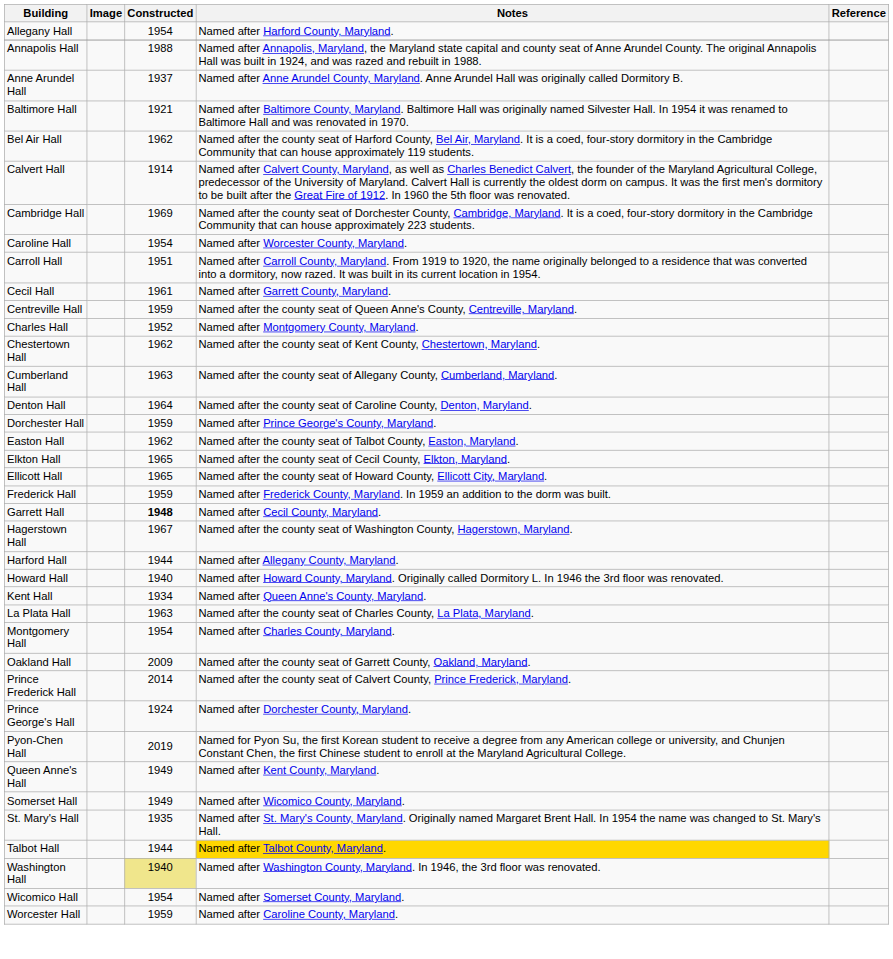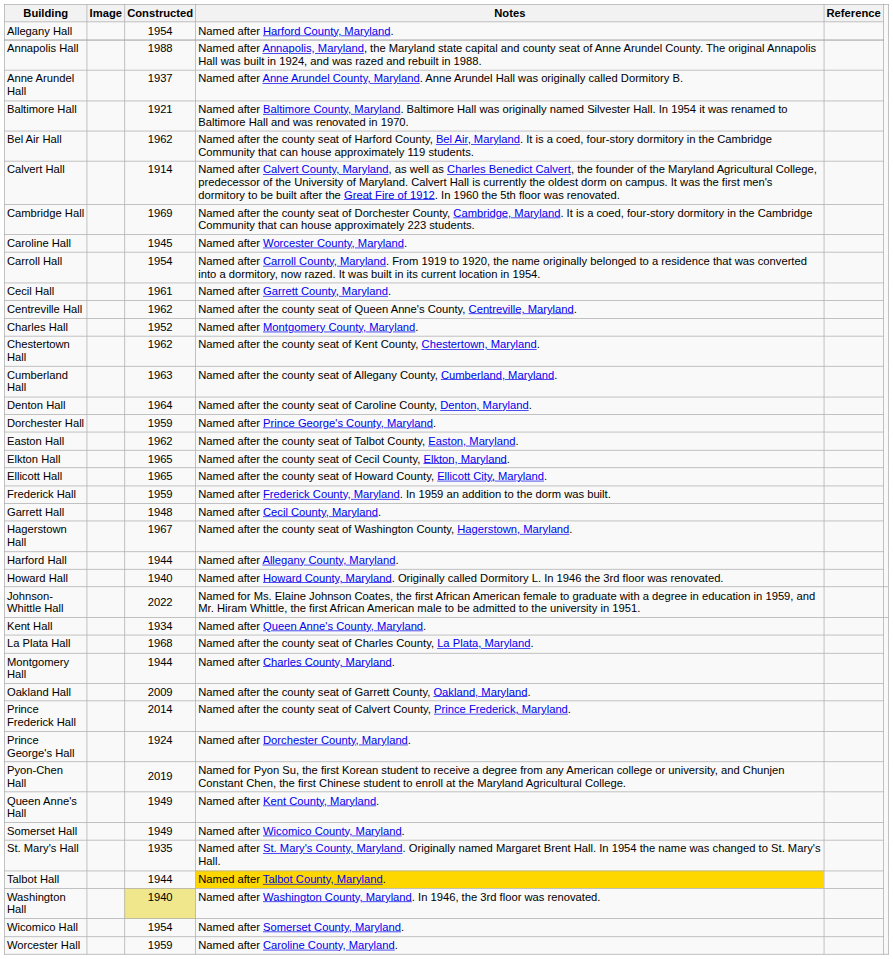(160, 243) 1954 -> (160, 243) 1945
(160, 261) 1951 -> (160, 261) 1954
(160, 309) 1959 -> (160, 309) 1962
(160, 512) bold -> (160, 512) normal
+ row: (35, 602)
(160, 613) 1963 -> (160, 644) 1968
(160, 631) 1954 -> (160, 661) 1944
